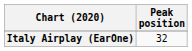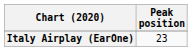(162, 39) 32 -> (162, 39) 23
